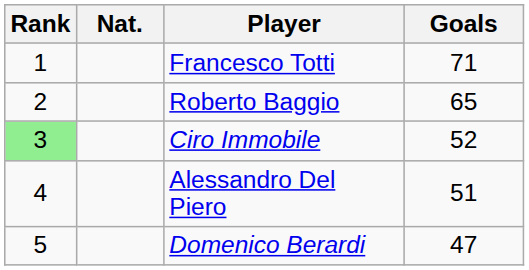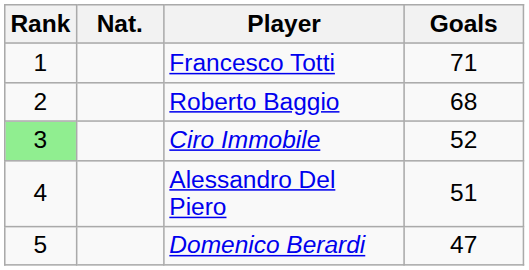(464, 101) 65 -> (464, 101) 68
